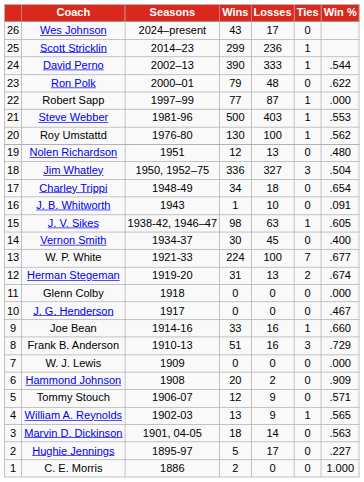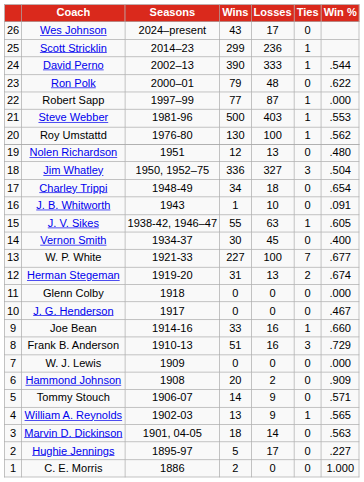(235, 223) 98 -> (235, 223) 55
(235, 258) 224 -> (235, 258) 227
(235, 398) 12 -> (235, 398) 14
